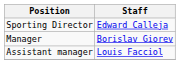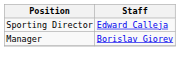- row: (50, 53)
